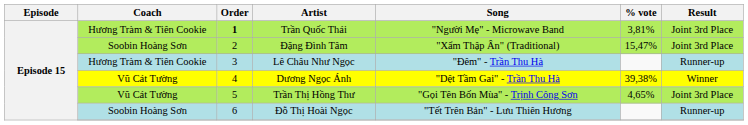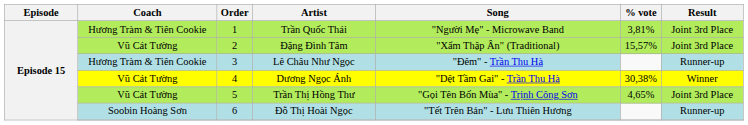(235, 29) bold -> (235, 29) normal
(147, 45) Soobin Hoàng Sơn -> (147, 45) Vũ Cát Tường
(641, 45) 15,47% -> (641, 45) 15,57%
(641, 78) 39,38% -> (641, 78) 30,38%
